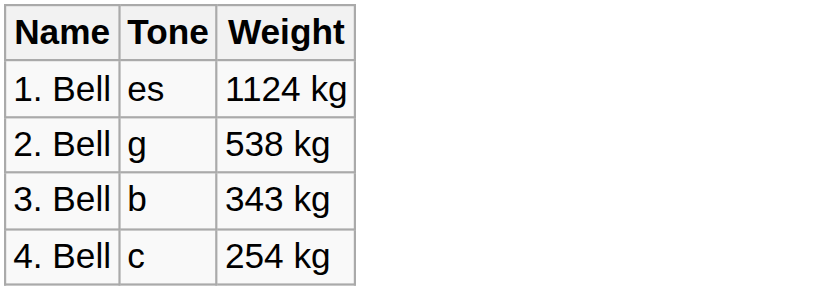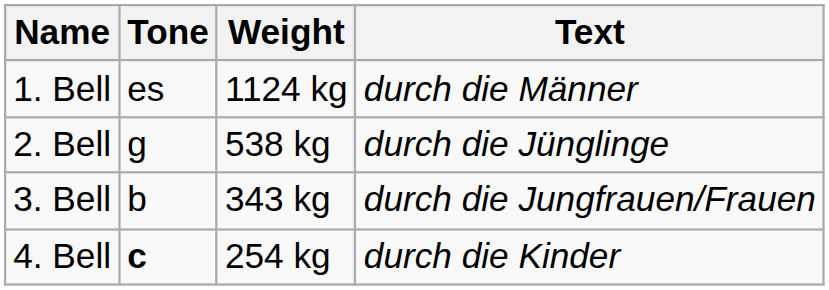+ column: (590, 32)
(136, 255) normal -> (137, 255) bold
